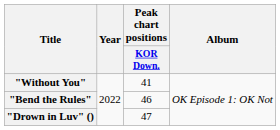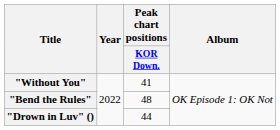(146, 99) 46 -> (146, 99) 48
(146, 117) 47 -> (146, 117) 44
